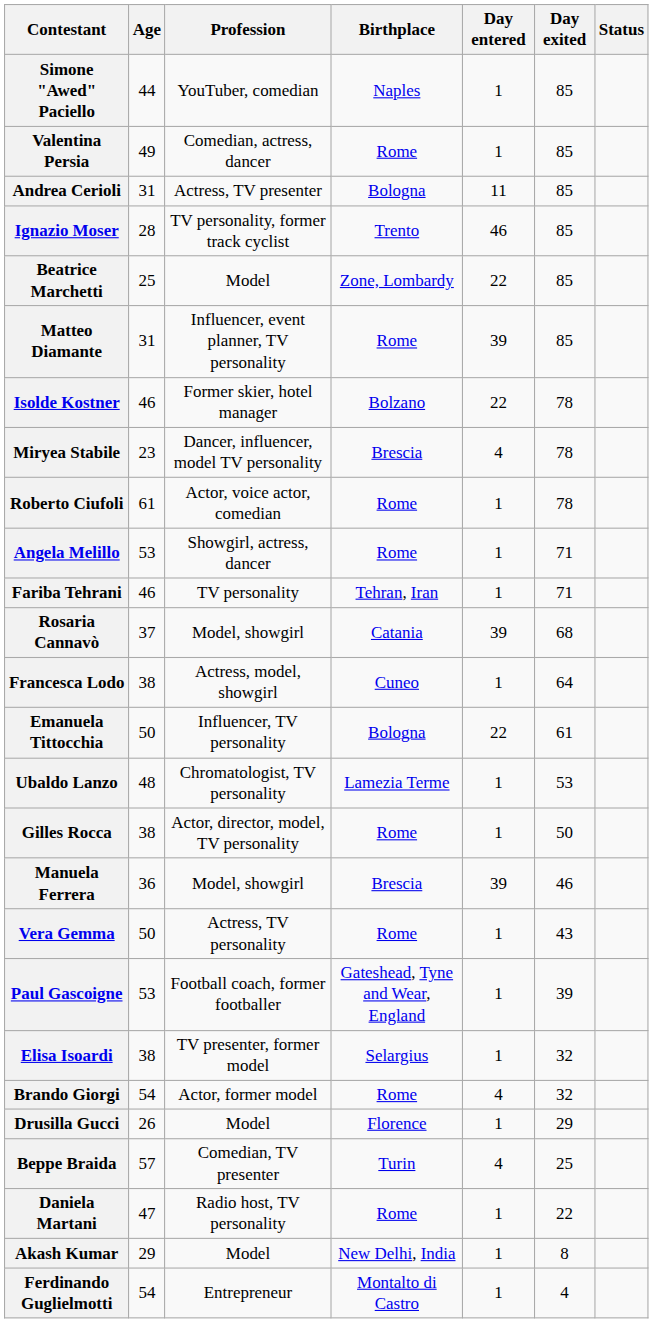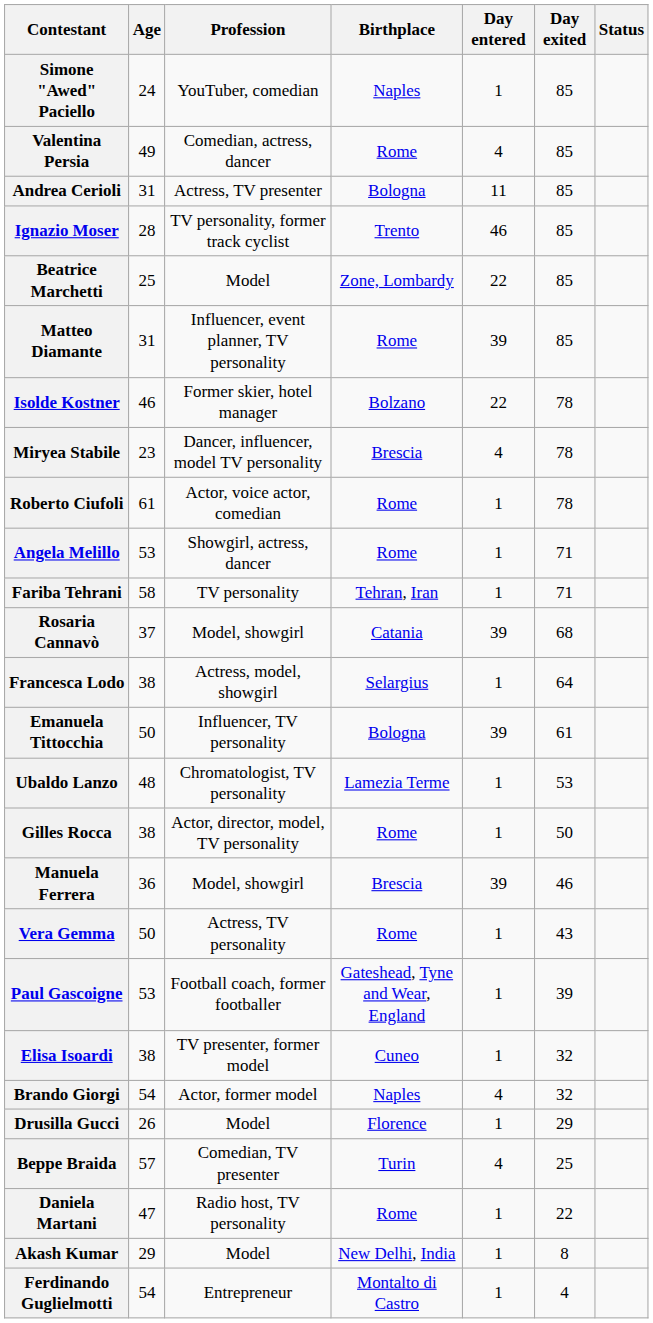(147, 90) 44 -> (147, 90) 24
(498, 151) 1 -> (498, 151) 4
(147, 592) 46 -> (147, 592) 58
(397, 682) Cuneo -> (397, 682) Selargius
(498, 732) 22 -> (498, 732) 39
(397, 1055) Selargius -> (397, 1055) Cuneo
(397, 1094) Rome -> (397, 1094) Naples
